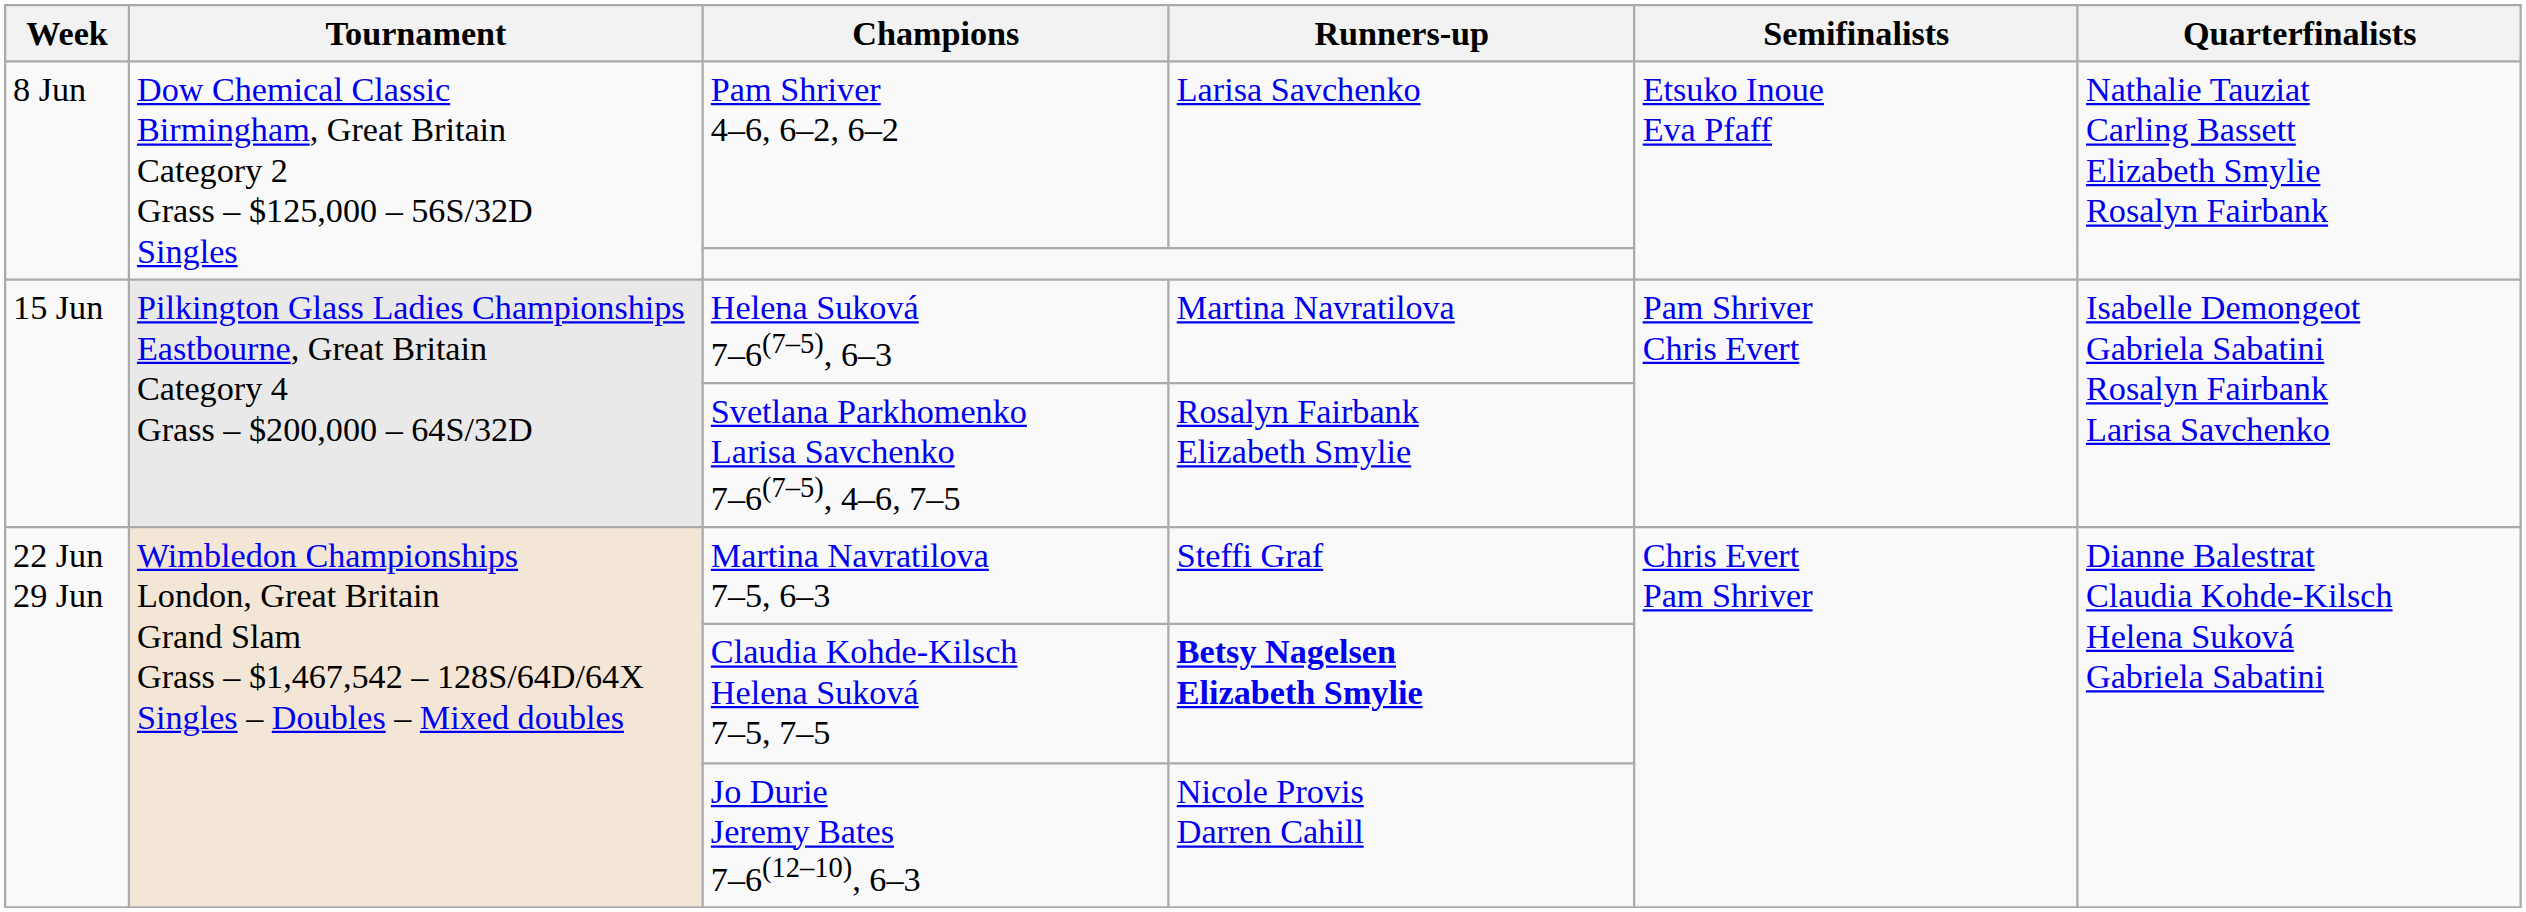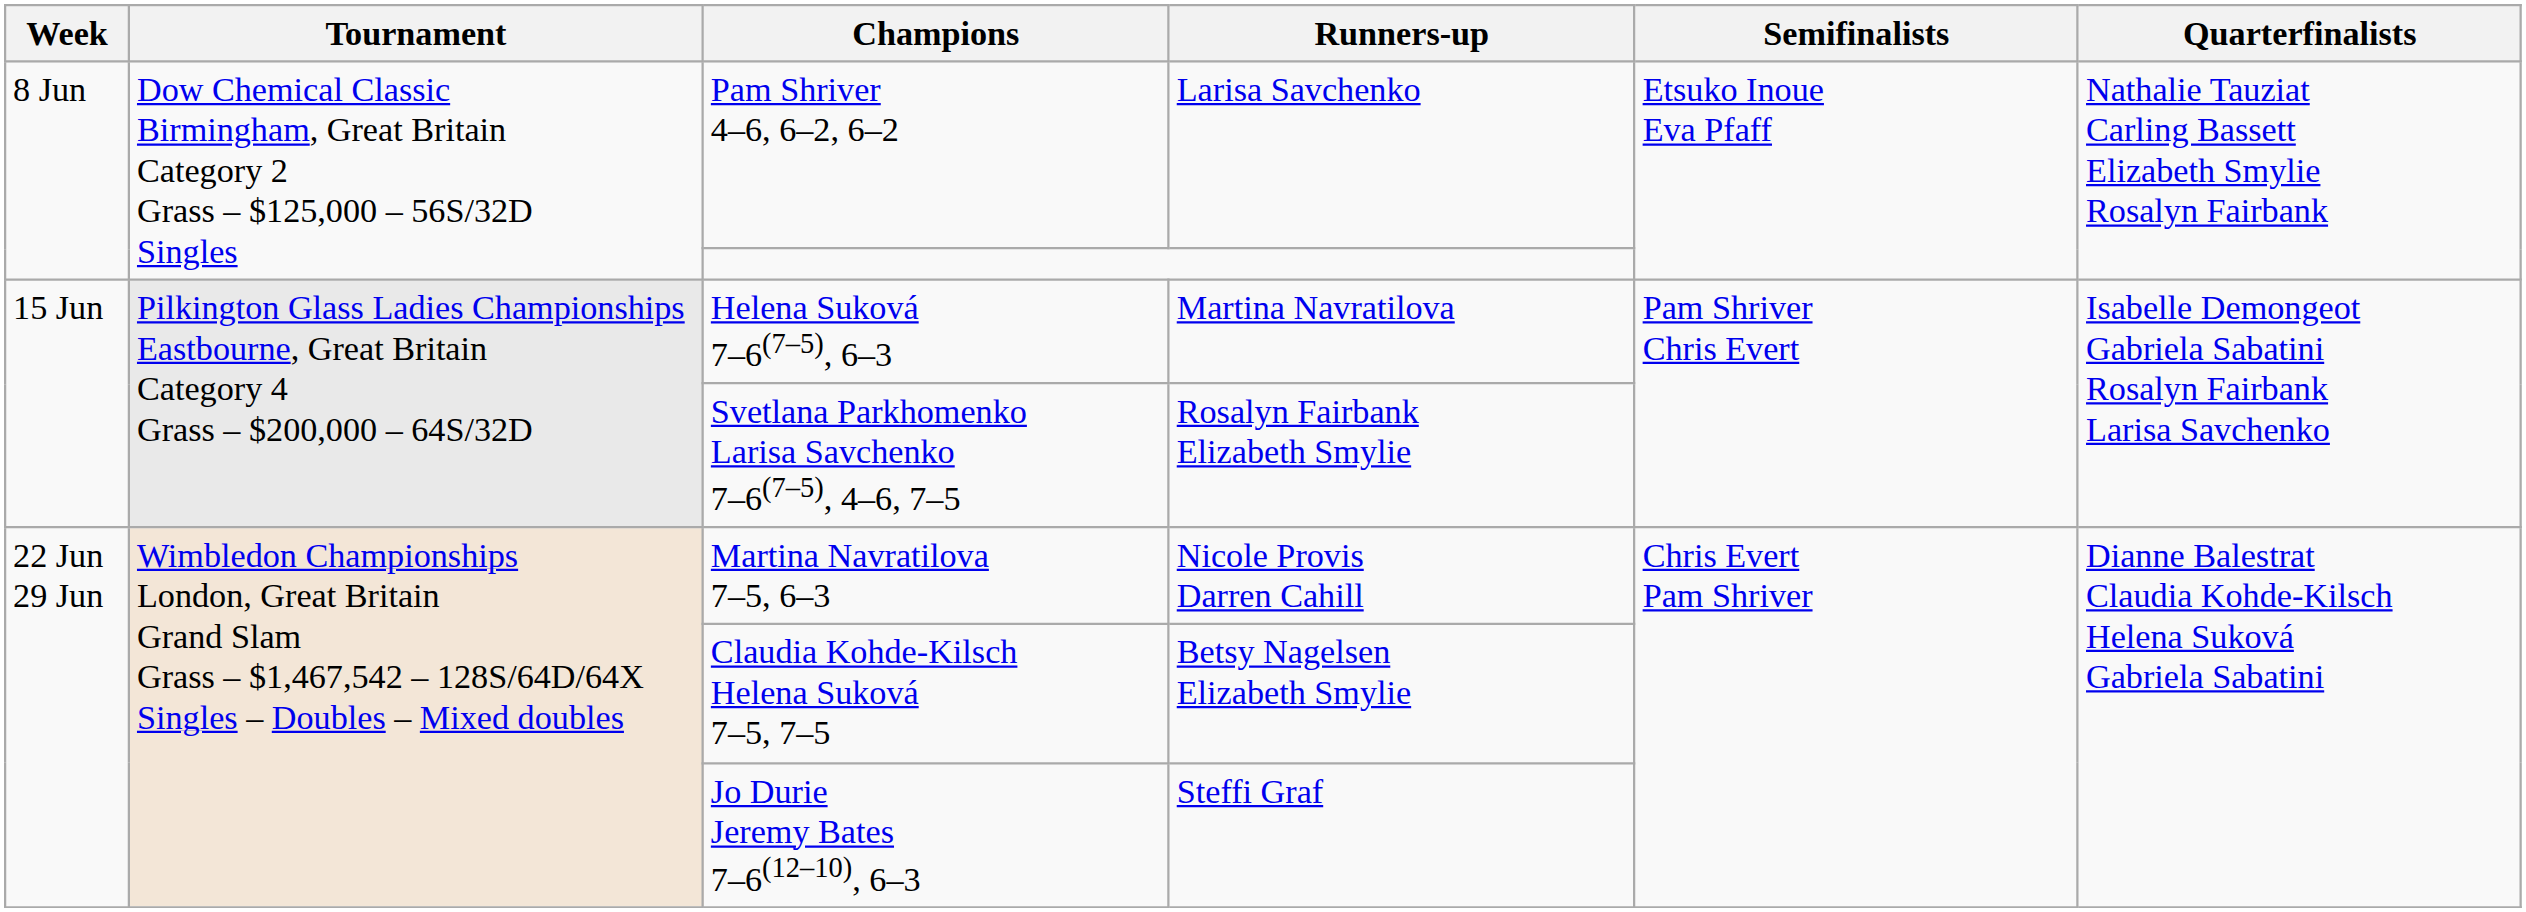(1250, 555) Steffi Graf -> (1270, 575) Nicole Provis Darren Cahill
(1300, 672) bold -> (1294, 672) normal
(1270, 810) Nicole Provis Darren Cahill -> (1250, 790) Steffi Graf
